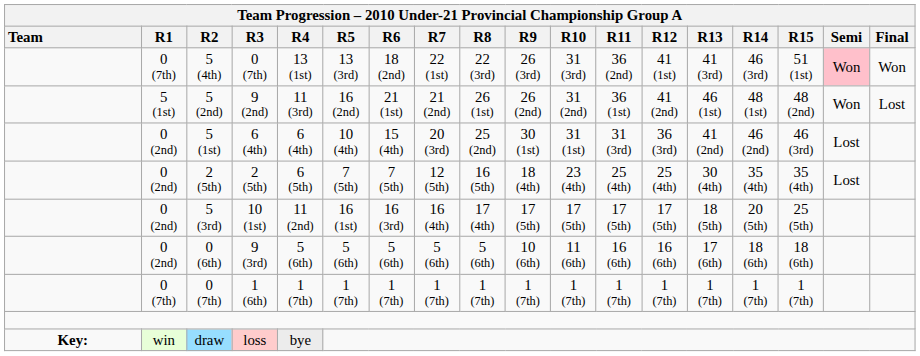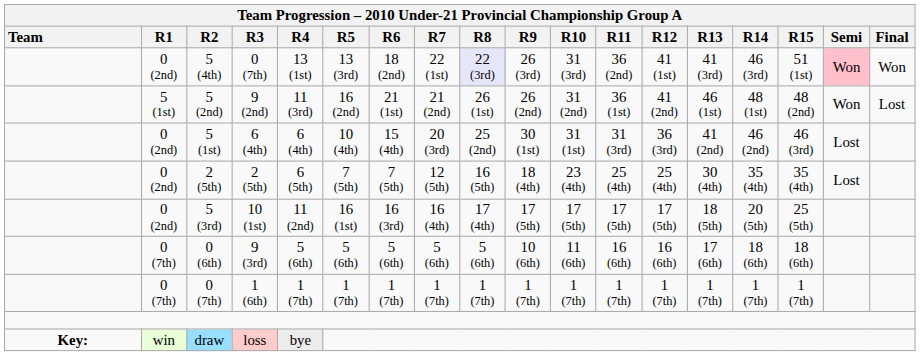(164, 67) 0 (7th) -> (164, 67) 0 (2nd)
(482, 67) no background -> (482, 67) lavender background
(164, 255) 0 (2nd) -> (164, 255) 0 (7th)
